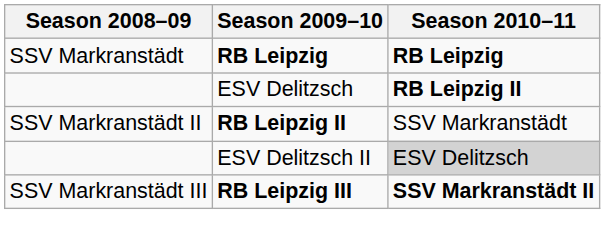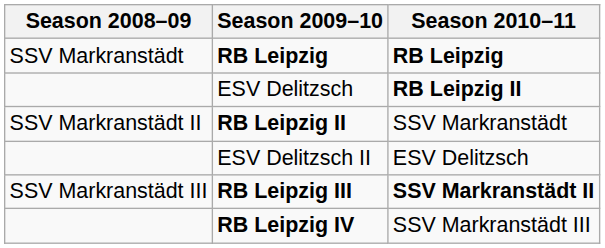(461, 157) lightgrey background -> (461, 157) no background
+ row: (286, 225)
